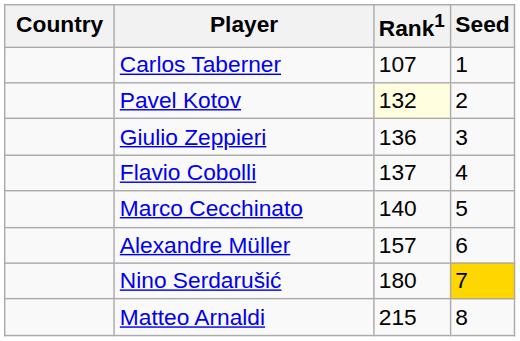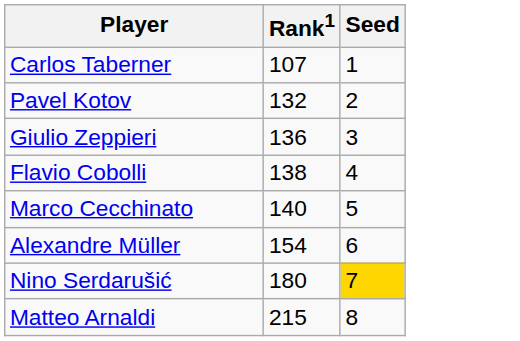- column: (60, 25)
(398, 100) lightyellow background -> (288, 100) no background
(398, 172) 137 -> (288, 172) 138
(398, 244) 157 -> (288, 244) 154
